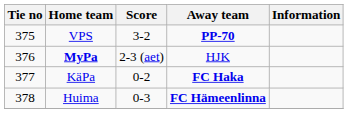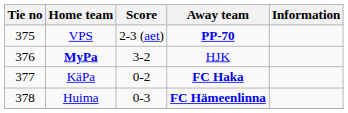(142, 35) 3-2 -> (142, 35) 2-3 (aet)
(142, 56) 2-3 (aet) -> (142, 56) 3-2
